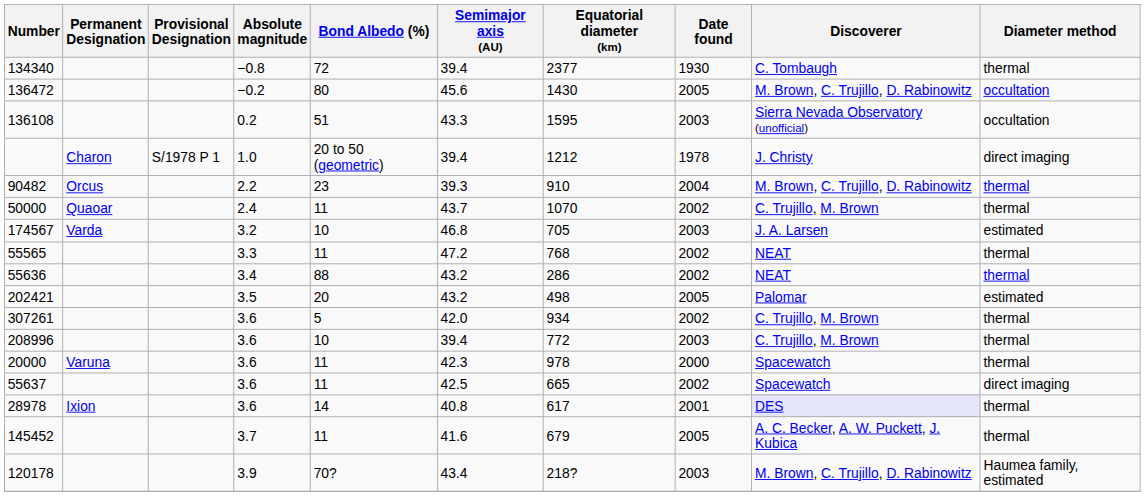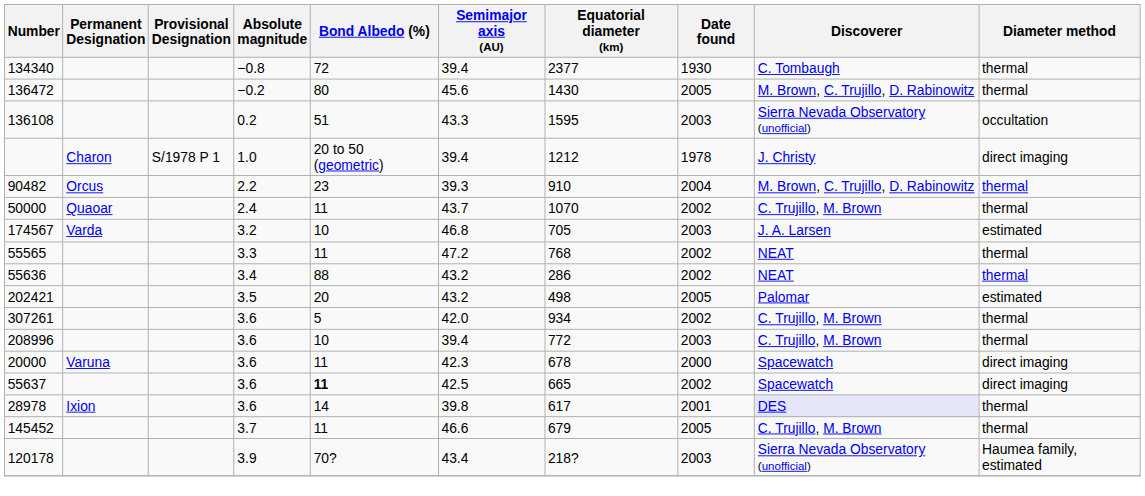(1016, 90) occultation -> (1005, 90) thermal
(558, 362) 978 -> (559, 362) 678
(1007, 362) thermal -> (1025, 362) direct imaging
(321, 384) normal -> (321, 384) bold
(454, 406) 40.8 -> (455, 406) 39.8
(454, 436) 41.6 -> (455, 428) 46.6
(848, 436) A. C. Becker, A. W. Puckett, J. Kubica -> (820, 428) C. Trujillo, M. Brown
(863, 473) M. Brown, C. Trujillo, D. Rabinowitz -> (842, 457) Sierra Nevada Observatory (unofficial)
